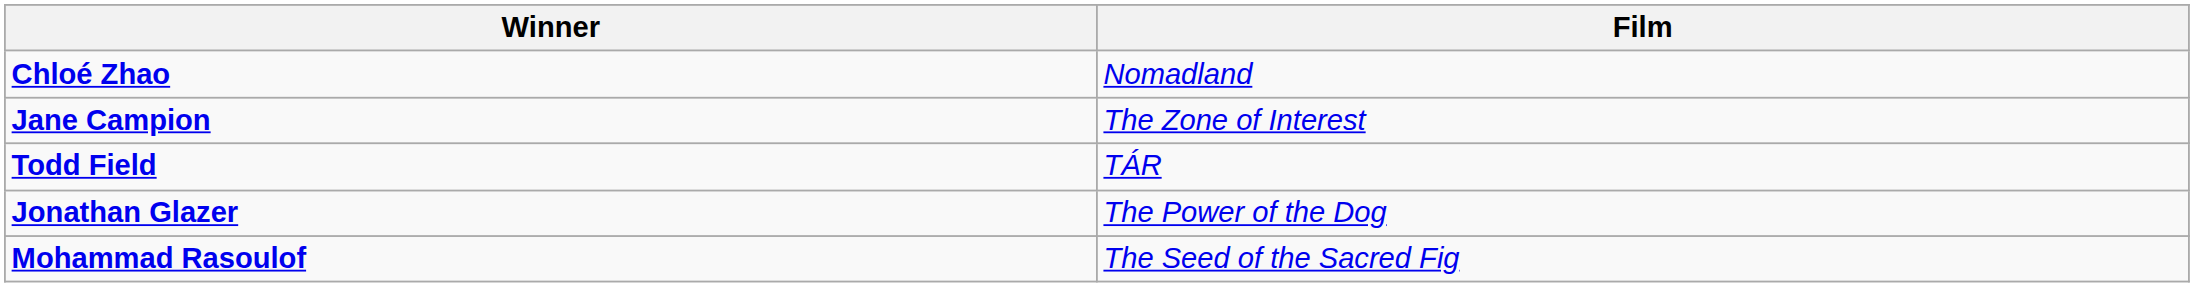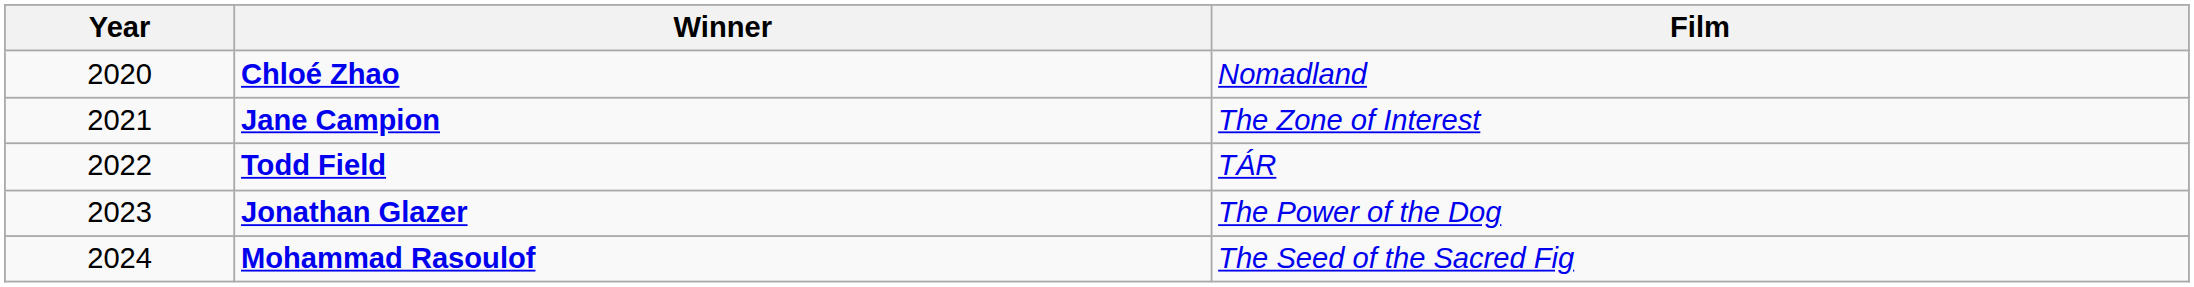+ column: (120, 27)
